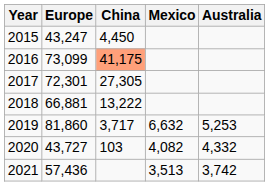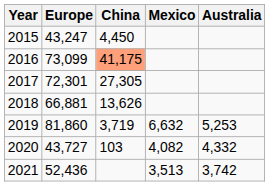(121, 103) 13,222 -> (121, 103) 13,626
(117, 125) 3,717 -> (117, 125) 3,719
(66, 170) 57,436 -> (66, 170) 52,436
